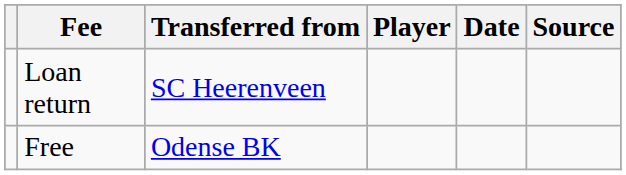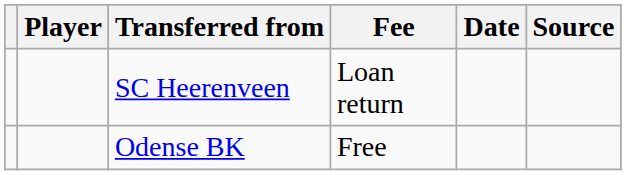columns swapped: (412, 26) <-> (81, 26)
